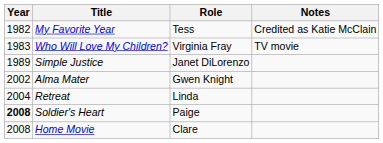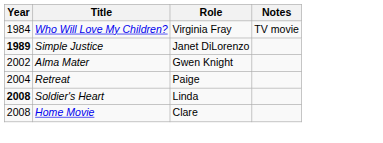- row: (75, 29)
(19, 46) 1983 -> (19, 29) 1984
(19, 63) normal -> (19, 46) bold
(185, 96) Linda -> (186, 79) Paige
(186, 113) Paige -> (185, 96) Linda
